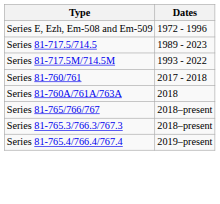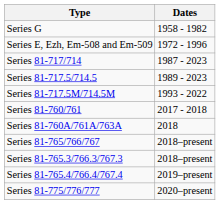+ row: (24, 28)
+ row: (44, 61)
+ row: (53, 191)
